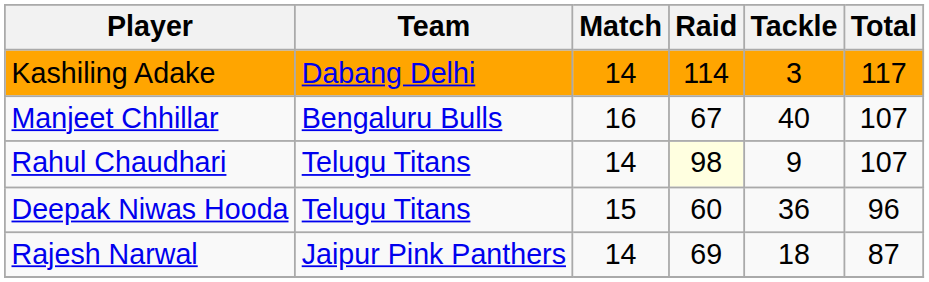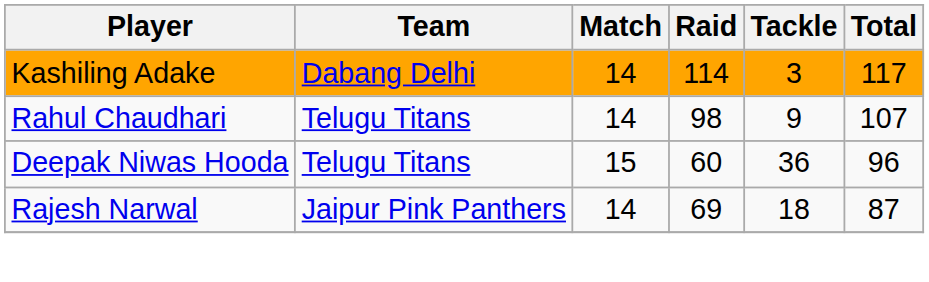- row: (115, 118)
(706, 163) lightyellow background -> (706, 118) no background
